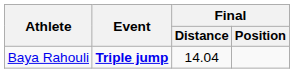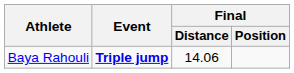(202, 58) 14.04 -> (202, 58) 14.06
